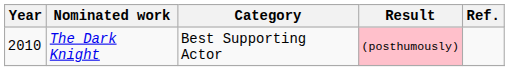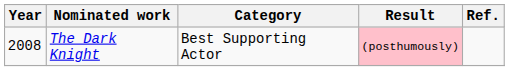(25, 47) 2010 -> (25, 47) 2008
